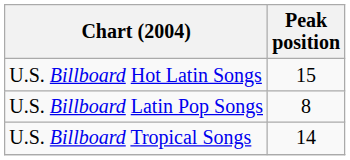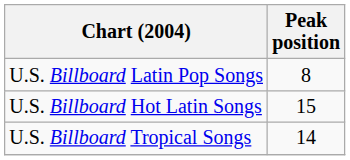rows swapped: (136, 74) <-> (136, 106)
